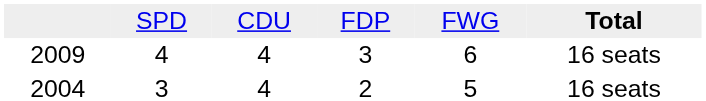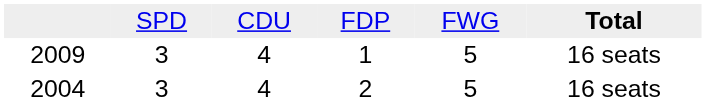(162, 54) 4 -> (162, 54) 3
(365, 54) 3 -> (365, 54) 1
(470, 54) 6 -> (470, 54) 5
